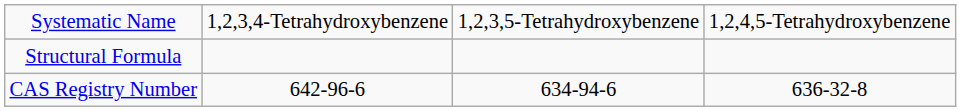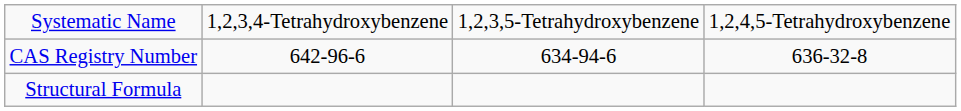rows swapped: (103, 55) <-> (103, 89)
